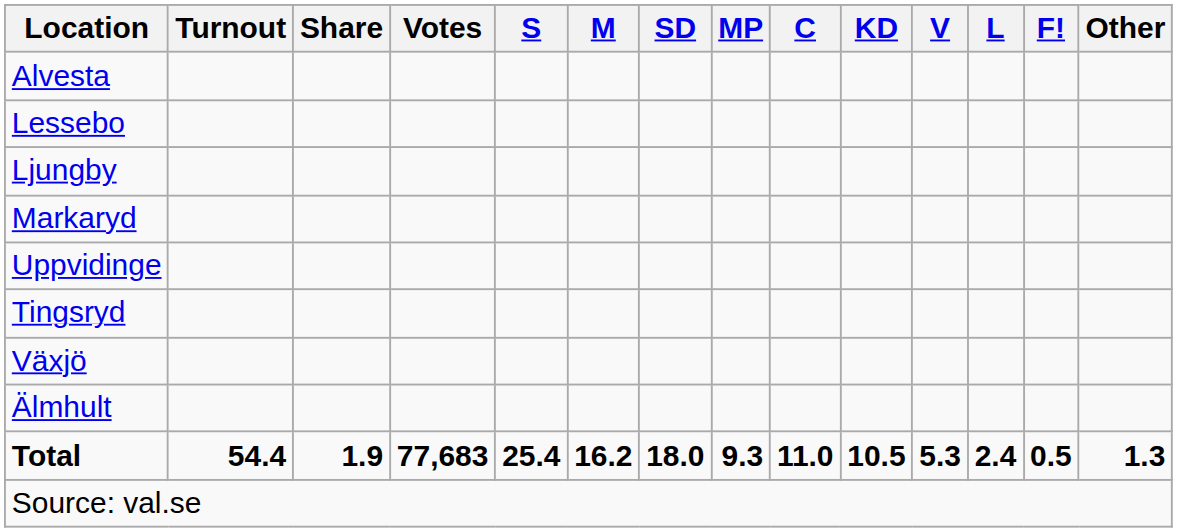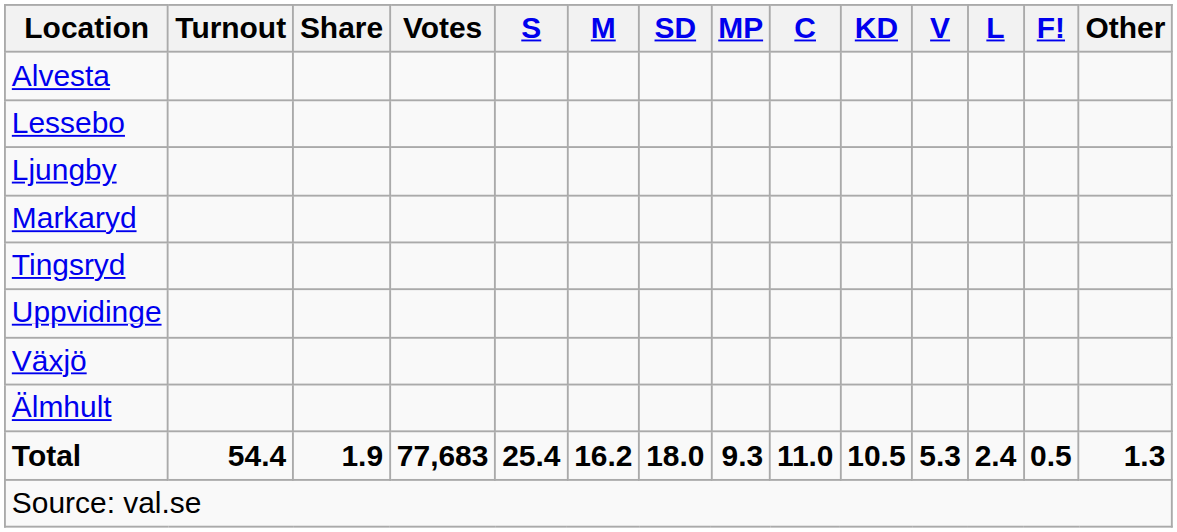rows swapped: (69, 312) <-> (87, 265)
